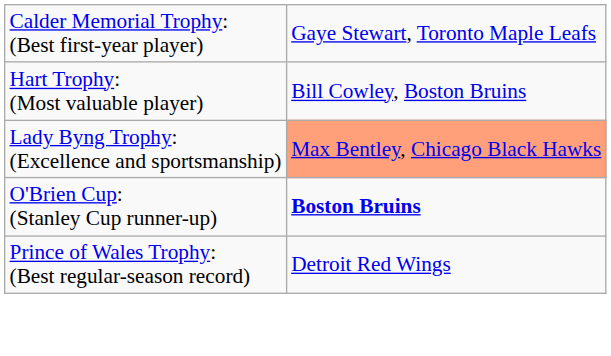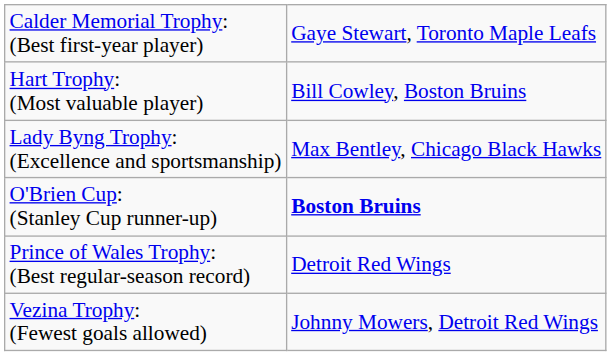(446, 148) lightsalmon background -> (446, 148) no background
+ row: (108, 321)
